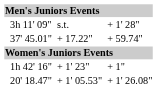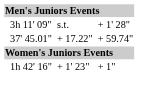- row: (31, 81)
